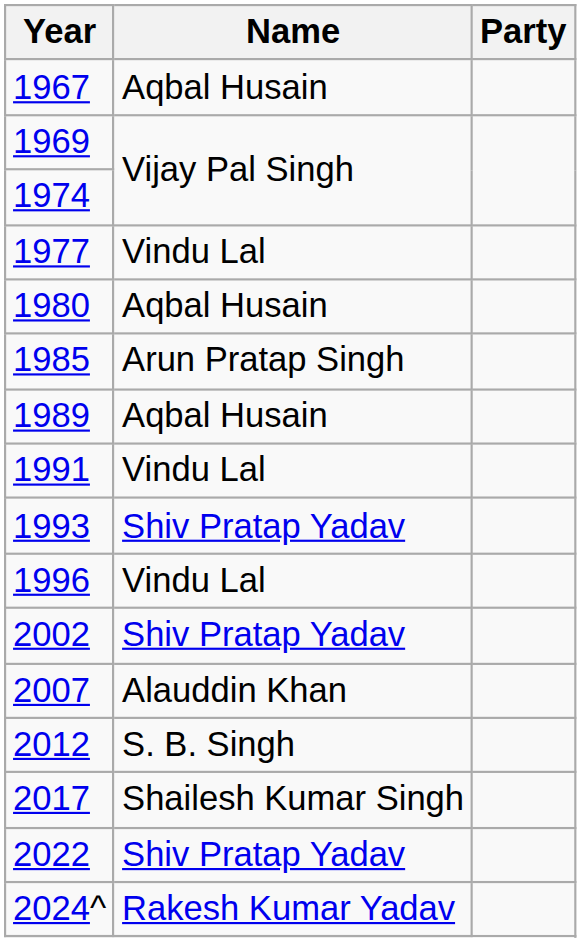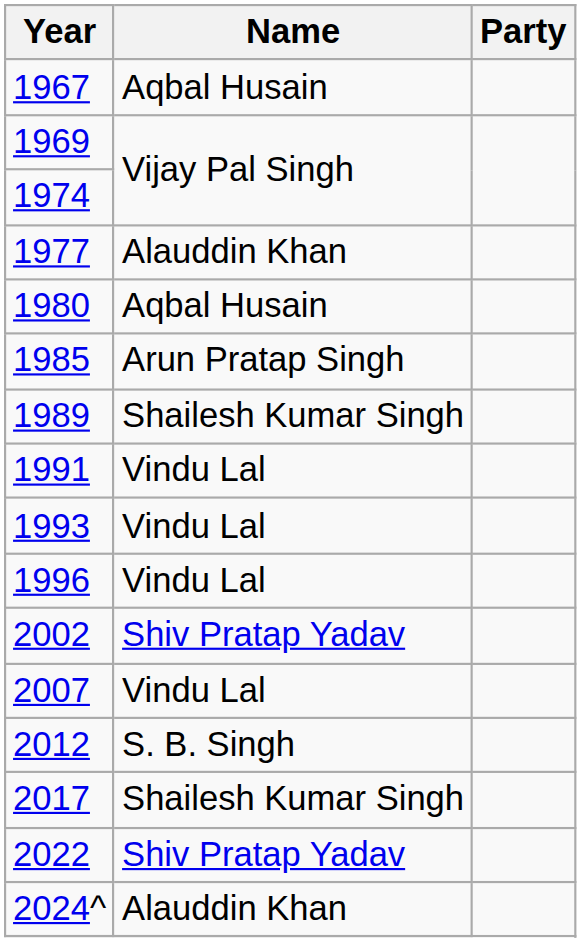(194, 251) Vindu Lal -> (235, 251) Alauddin Khan
(225, 415) Aqbal Husain -> (293, 415) Shailesh Kumar Singh
(264, 525) Shiv Pratap Yadav -> (194, 525) Vindu Lal
(235, 689) Alauddin Khan -> (194, 689) Vindu Lal
(289, 908) Rakesh Kumar Yadav -> (235, 908) Alauddin Khan
